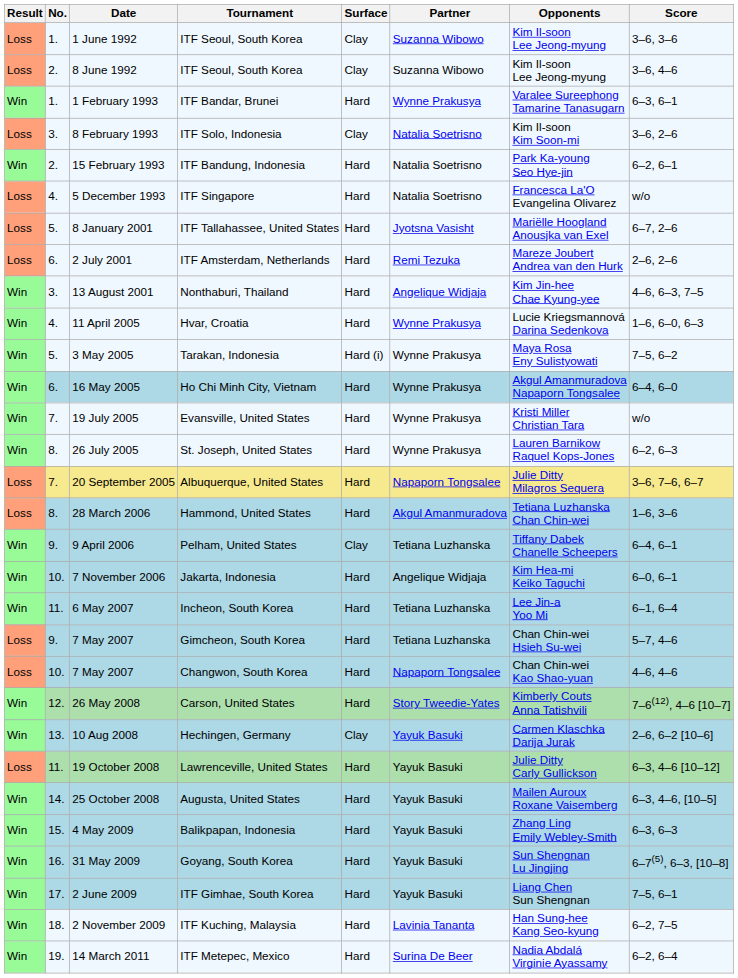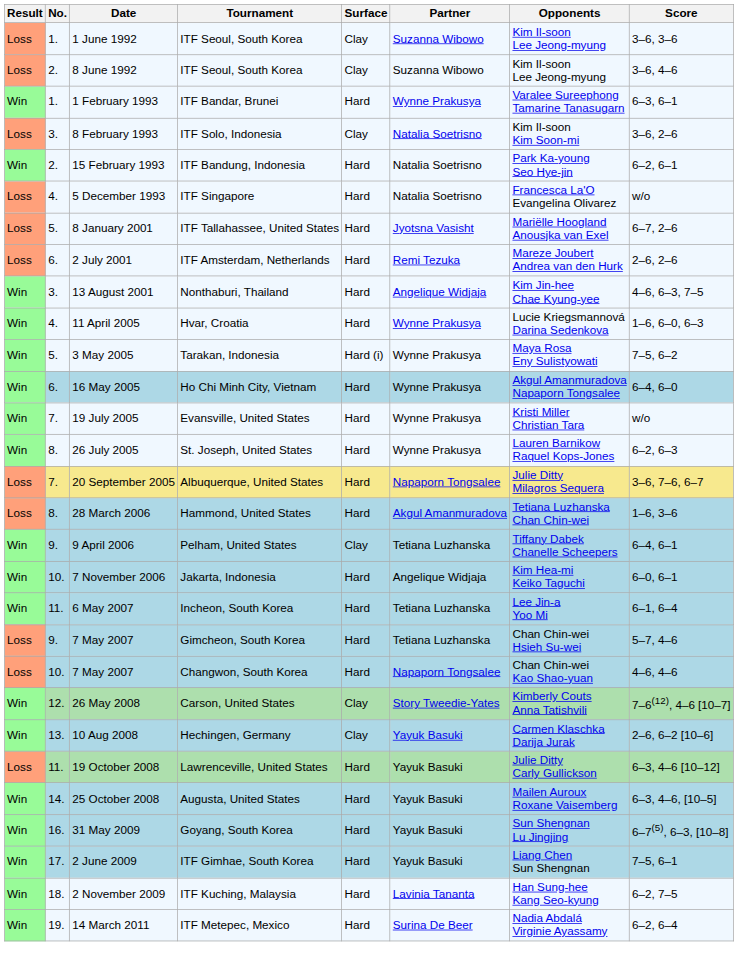(357, 703) Hard -> (356, 703) Clay
- row: (103, 830)
